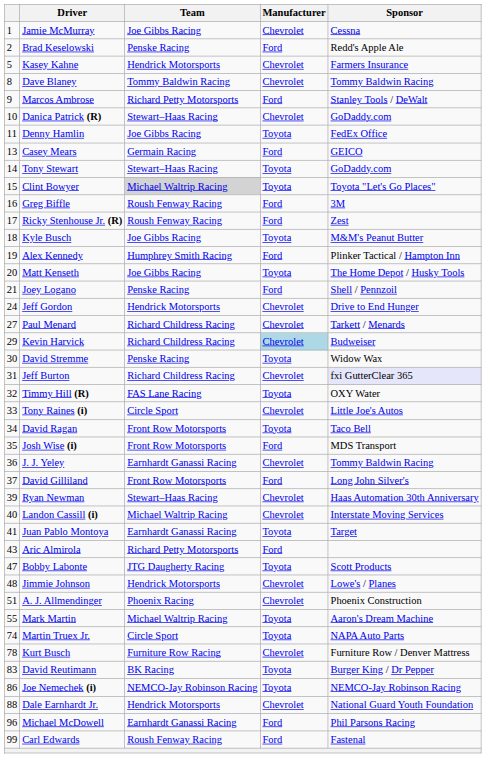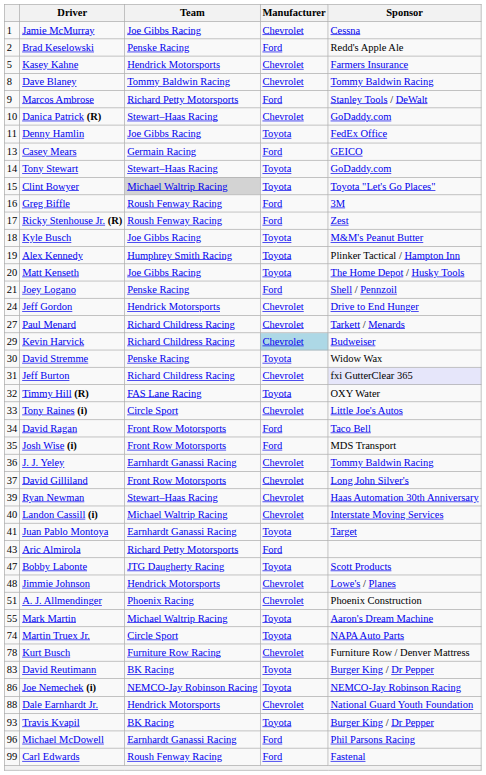(272, 255) Ford -> (277, 255) Toyota
(277, 428) Toyota -> (272, 428) Ford
(272, 480) Ford -> (283, 480) Chevrolet
+ row: (51, 722)
